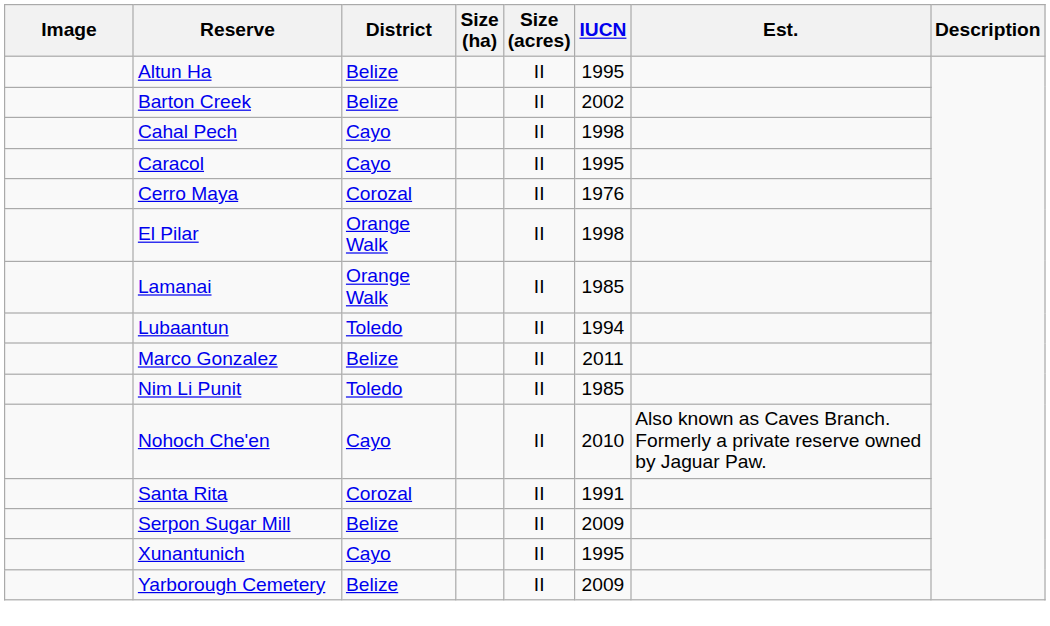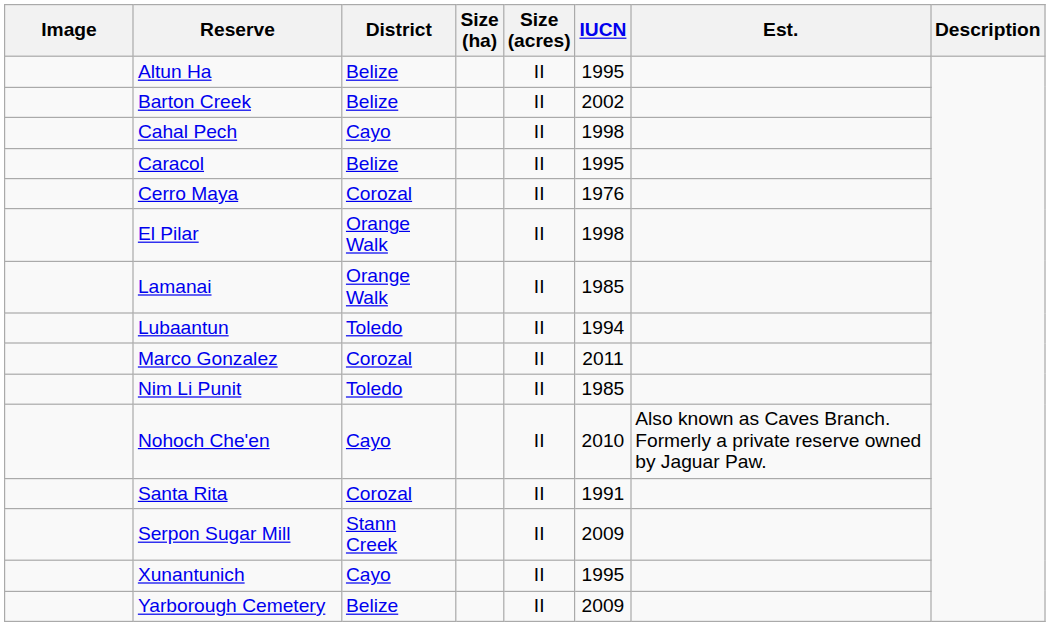(368, 163) Cayo -> (372, 163) Belize
(372, 358) Belize -> (379, 358) Corozal
(372, 523) Belize -> (372, 534) Stann Creek
